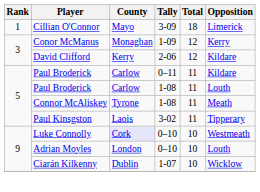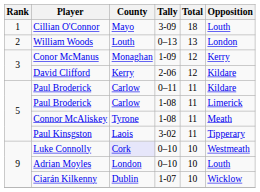(225, 27) Limerick -> (219, 27) Louth
+ row: (63, 42)
(219, 88) Louth -> (225, 103) Limerick
